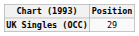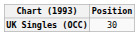(112, 25) 29 -> (112, 25) 30
